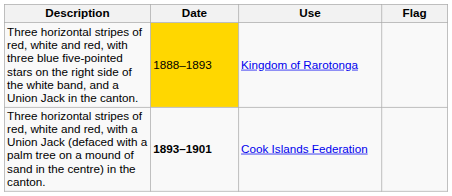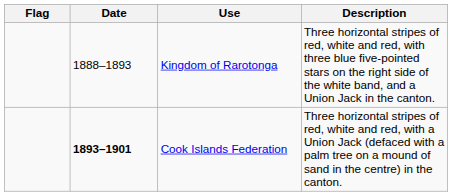columns swapped: (415, 13) <-> (77, 13)
(183, 65) gold background -> (102, 65) no background
